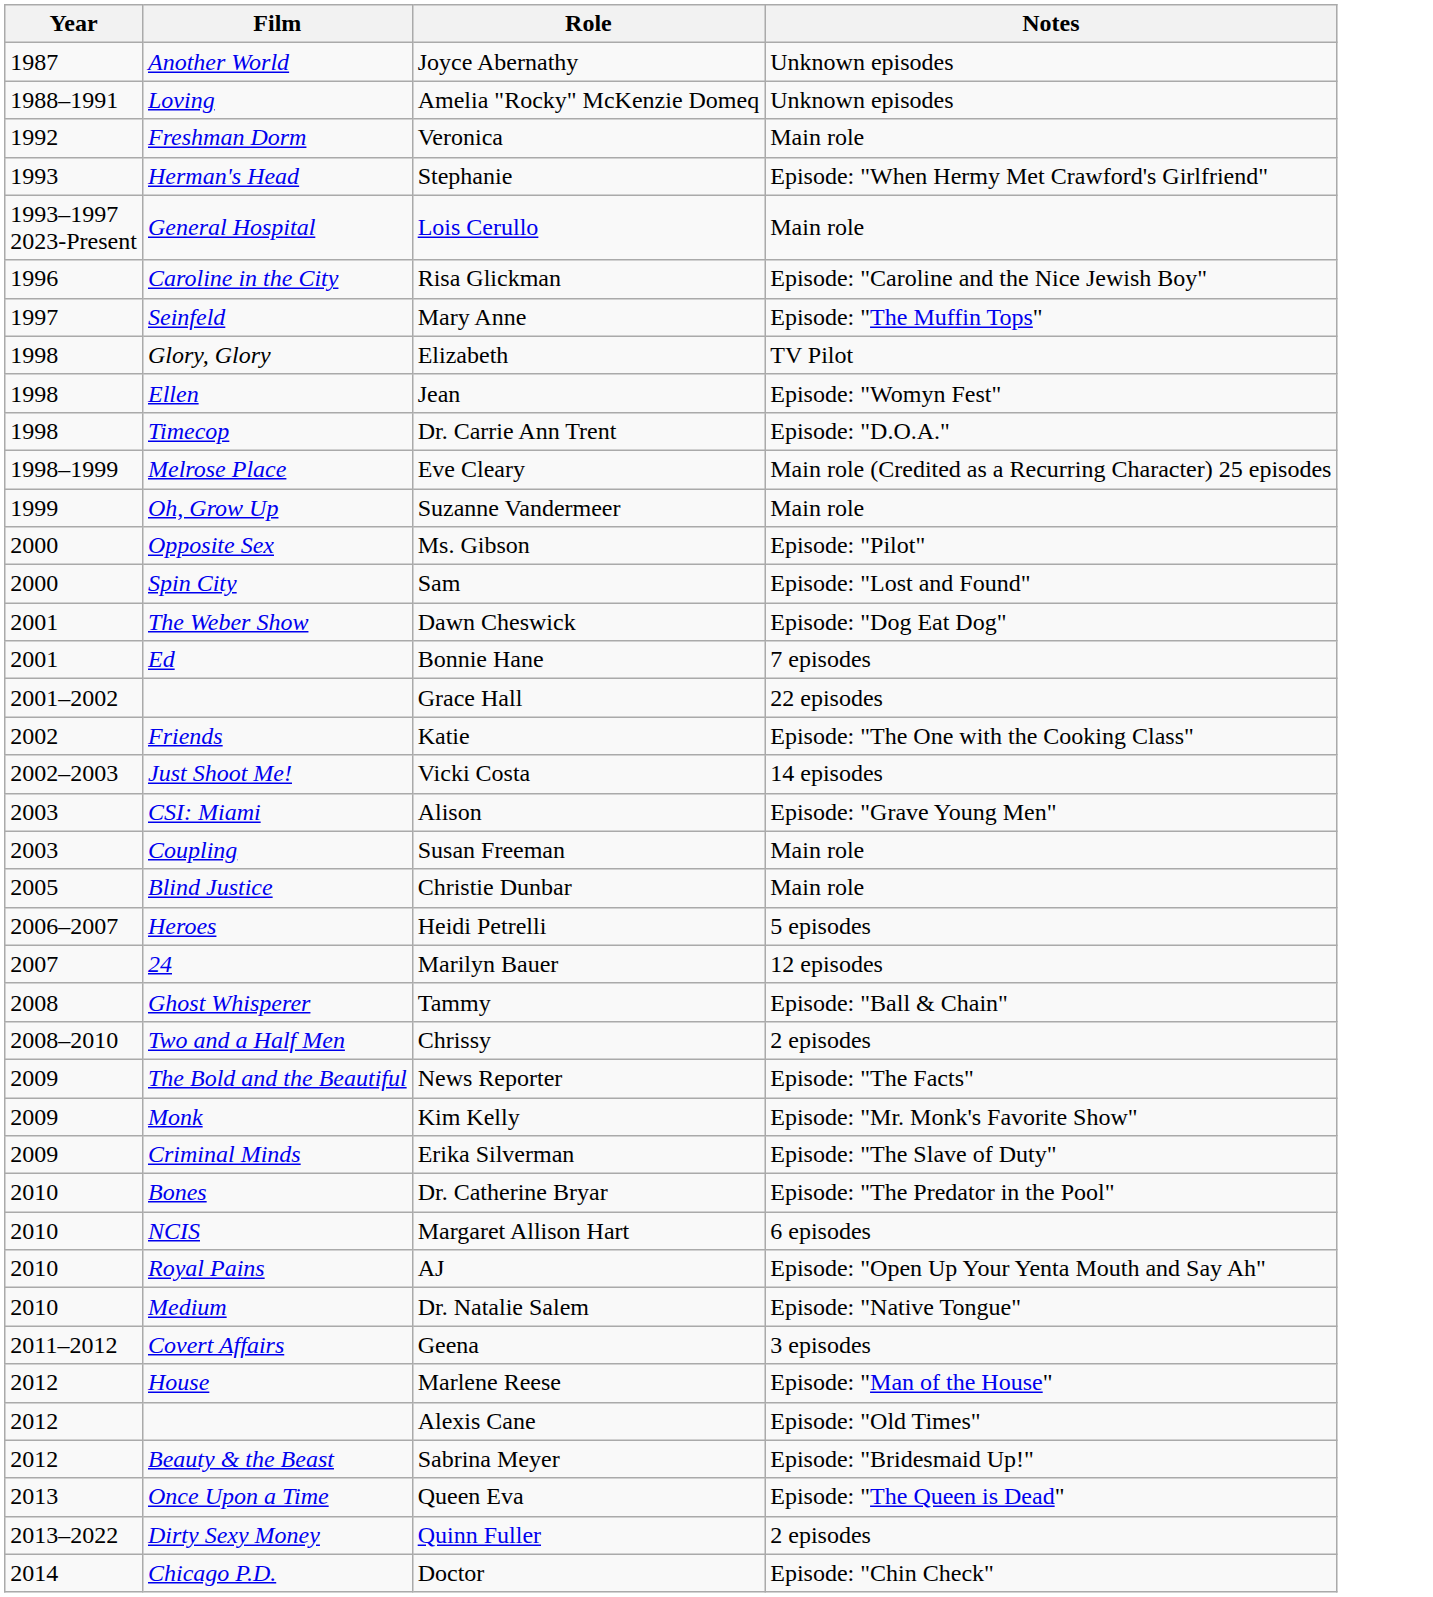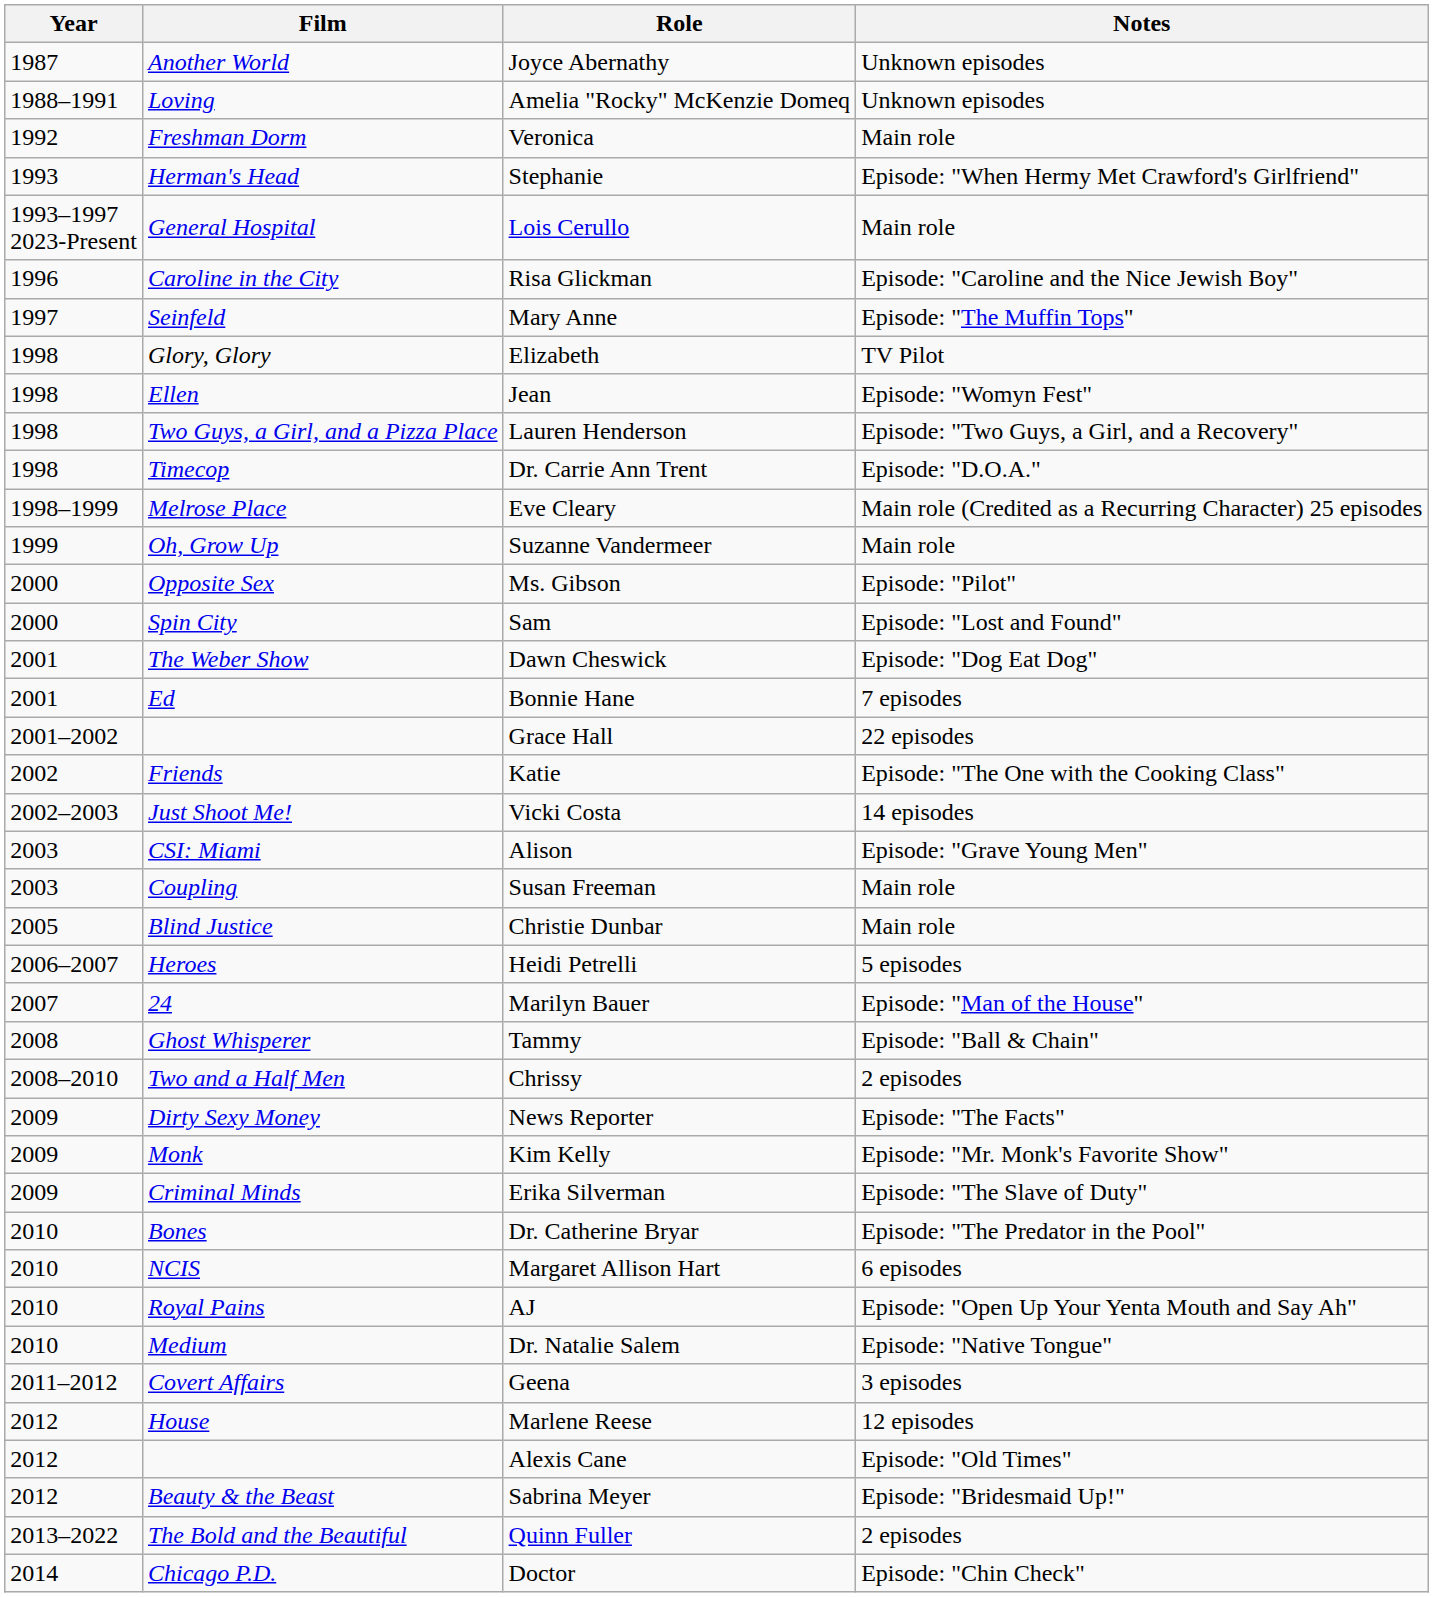+ row: (598, 431)
(827, 964) 12 episodes -> (1002, 1002) Episode: "Man of the House"
(277, 1078) The Bold and the Beautiful -> (234, 1116) Dirty Sexy Money
(911, 1382) Episode: "Man of the House" -> (918, 1420) 12 episodes
- row: (471, 1496)
(234, 1534) Dirty Sexy Money -> (277, 1534) The Bold and the Beautiful
